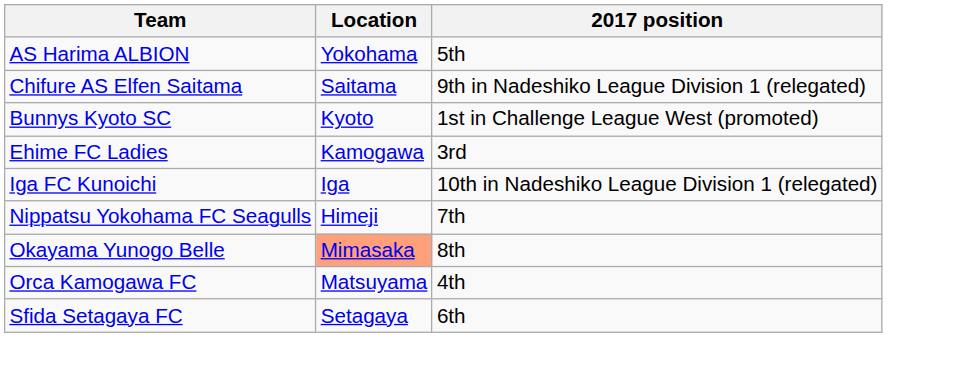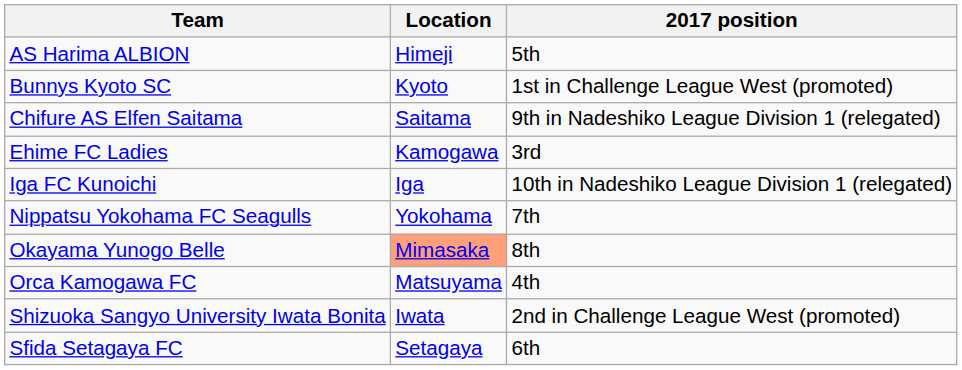(369, 53) Yokohama -> (424, 53) Himeji
rows swapped: (90, 119) <-> (126, 86)
(349, 217) Himeji -> (444, 217) Yokohama
+ row: (198, 315)
